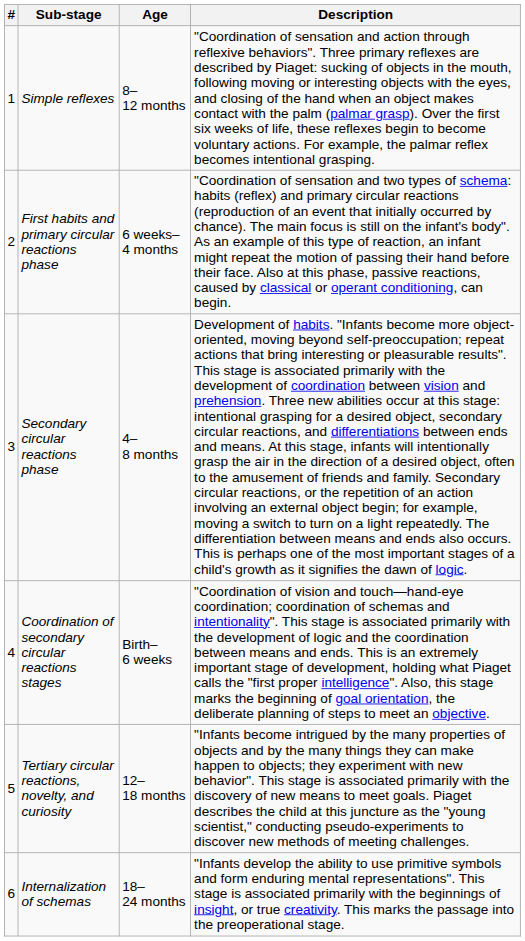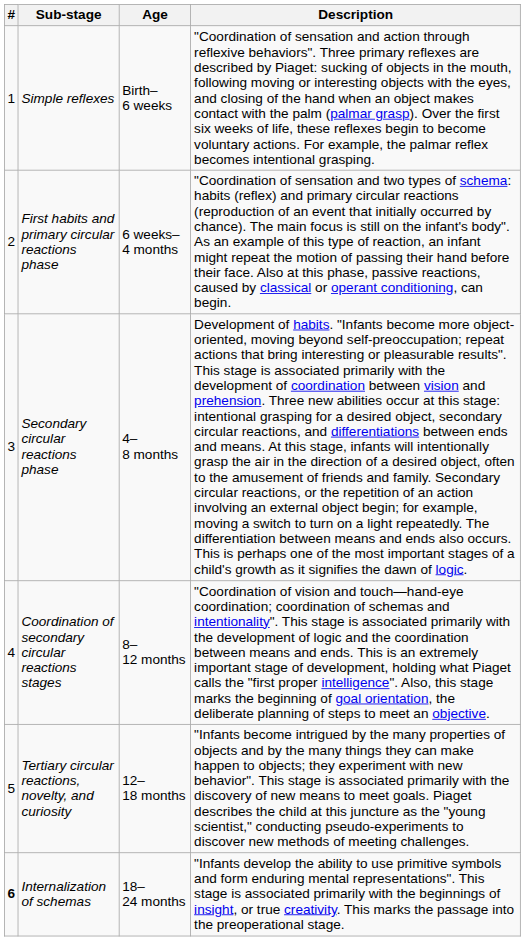(154, 98) 8–12 months -> (147, 98) Birth–6 weeks
(147, 652) Birth–6 weeks -> (154, 652) 8–12 months
(11, 894) normal -> (11, 894) bold
